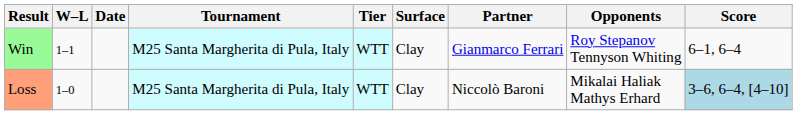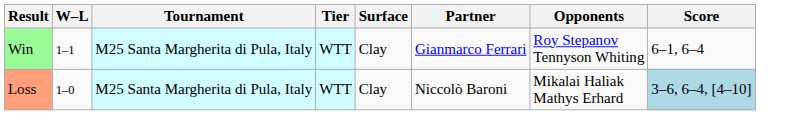- column: (110, 16)
